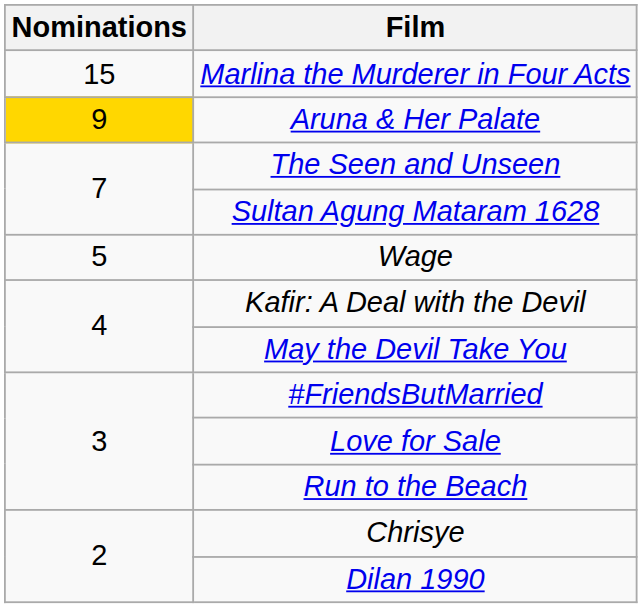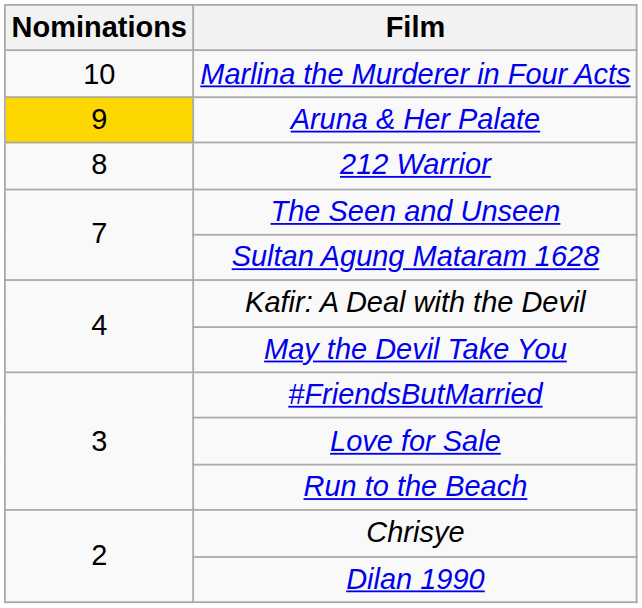(99, 73) 15 -> (99, 73) 10
+ row: (415, 165)
- row: (415, 257)
